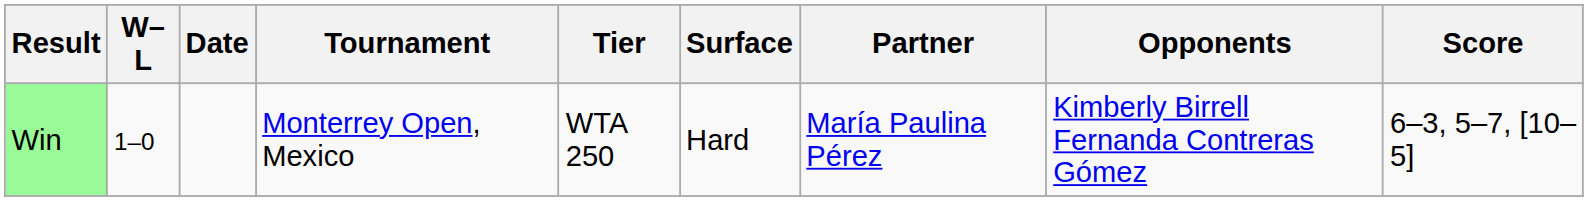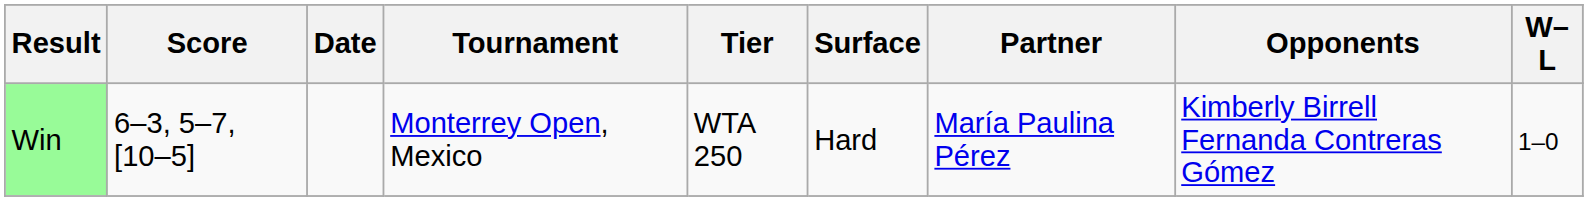columns swapped: (143, 43) <-> (1483, 43)
